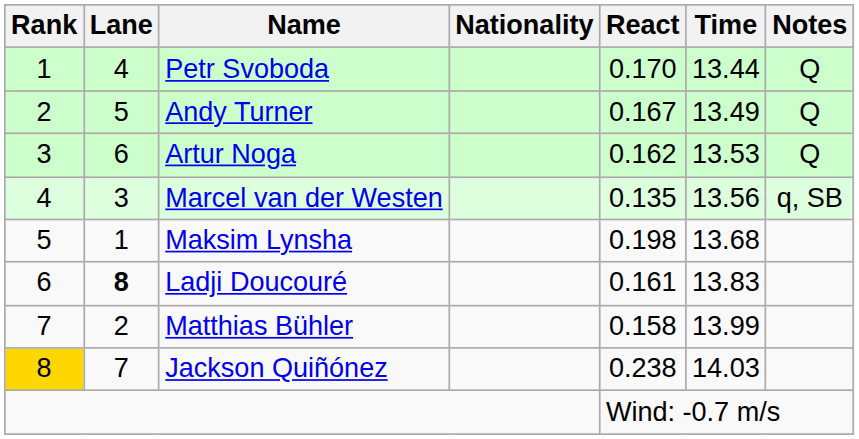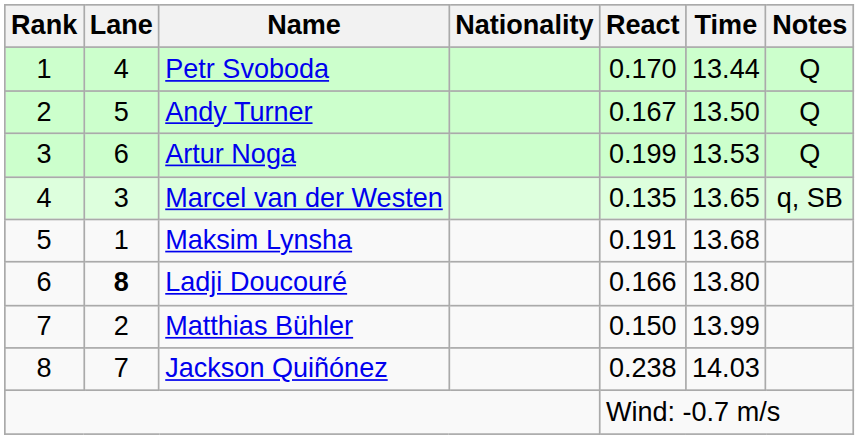(726, 111) 13.49 -> (726, 111) 13.50
(643, 154) 0.162 -> (643, 154) 0.199
(726, 197) 13.56 -> (726, 197) 13.65
(643, 240) 0.198 -> (643, 240) 0.191
(643, 283) 0.161 -> (643, 283) 0.166
(726, 283) 13.83 -> (726, 283) 13.80
(643, 326) 0.158 -> (643, 326) 0.150
(44, 369) gold background -> (44, 369) no background
